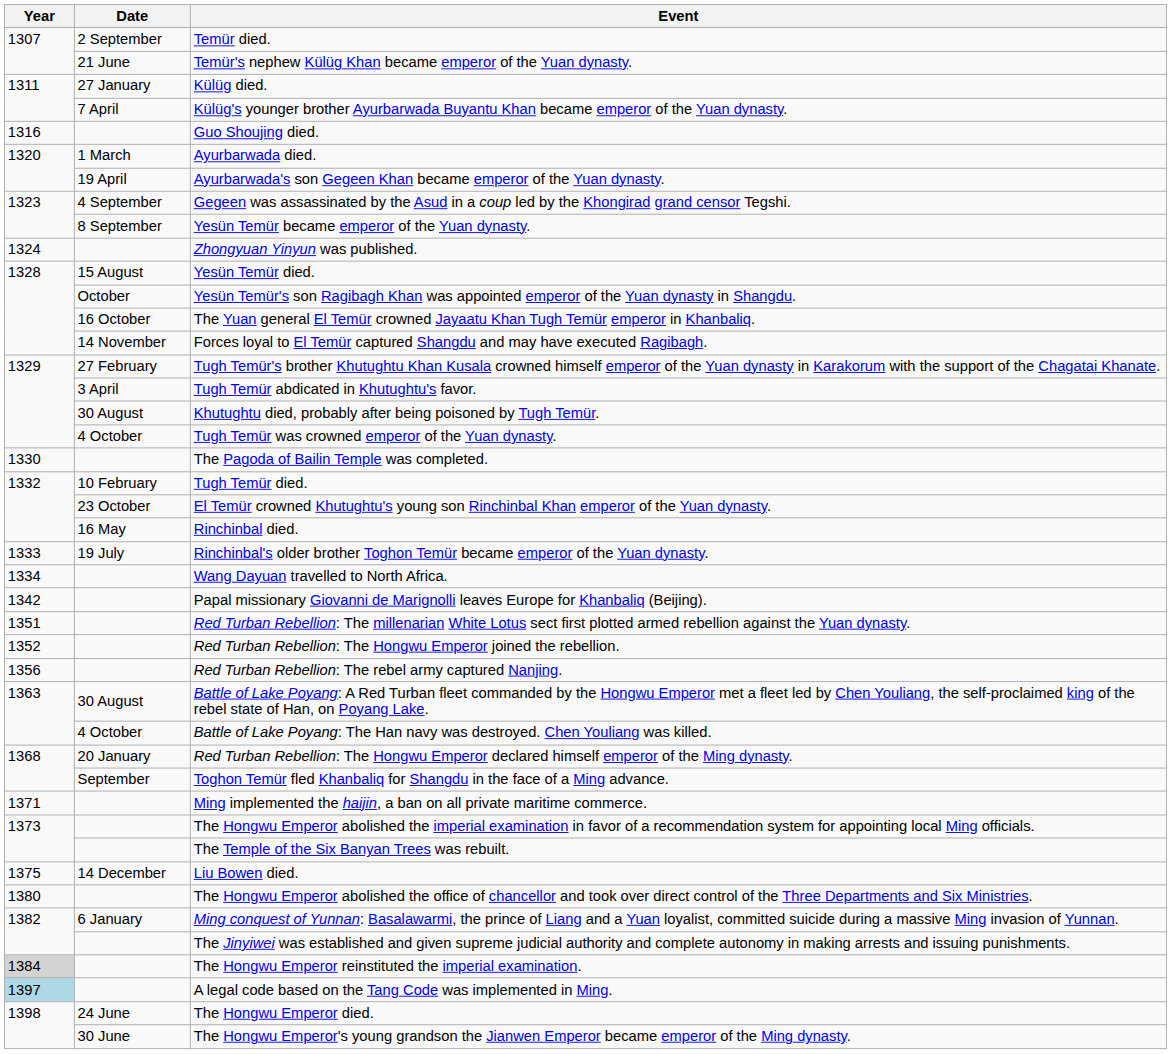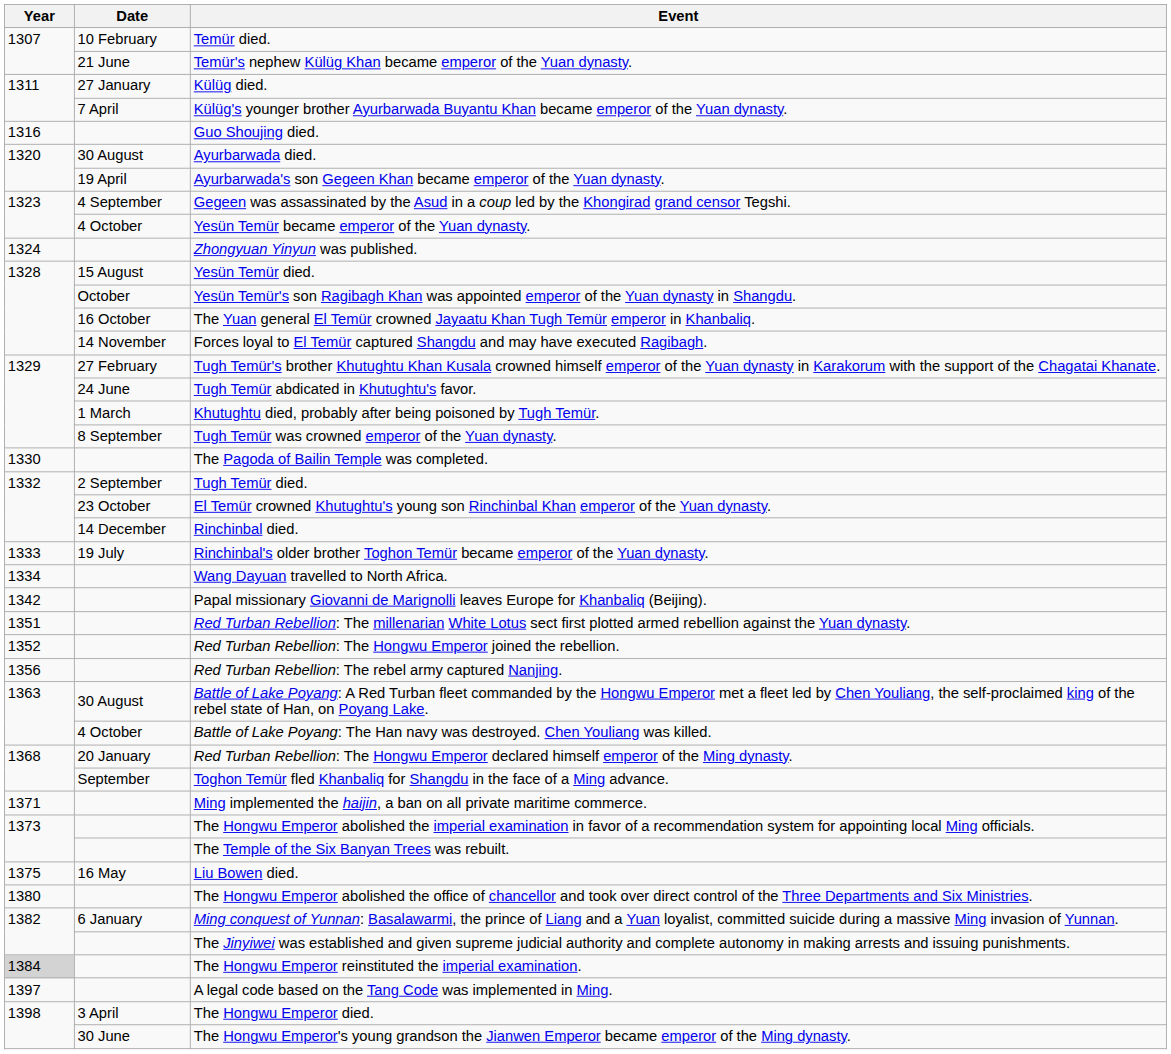(120, 39) 2 September -> (117, 39) 10 February
(104, 156) 1 March -> (110, 156) 30 August
(120, 226) 8 September -> (110, 226) 4 October
(98, 389) 3 April -> (104, 389) 24 June
(110, 413) 30 August -> (104, 413) 1 March
(110, 436) 4 October -> (120, 436) 8 September
(117, 483) 10 February -> (120, 483) 2 September
(102, 529) 16 May -> (122, 529) 14 December
(122, 873) 14 December -> (102, 873) 16 May
(24, 989) lightblue background -> (24, 989) no background
(104, 1013) 24 June -> (98, 1013) 3 April
